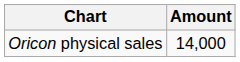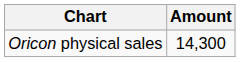(201, 43) 14,000 -> (201, 43) 14,300
